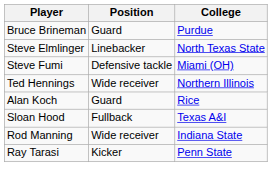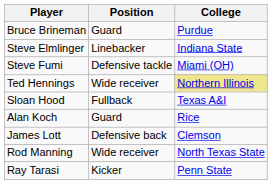(221, 48) North Texas State -> (210, 48) Indiana State
(216, 83) no background -> (216, 83) khaki background
rows swapped: (36, 118) <-> (32, 100)
+ row: (34, 135)
(210, 135) Indiana State -> (221, 153) North Texas State
